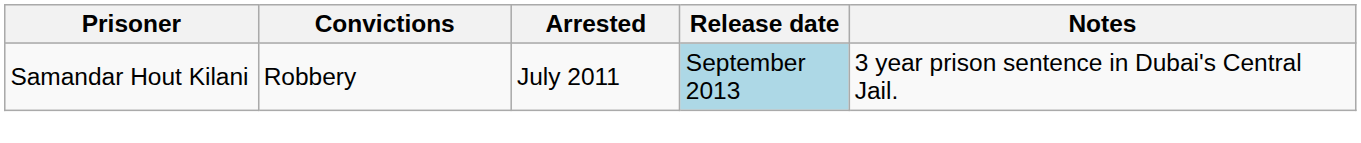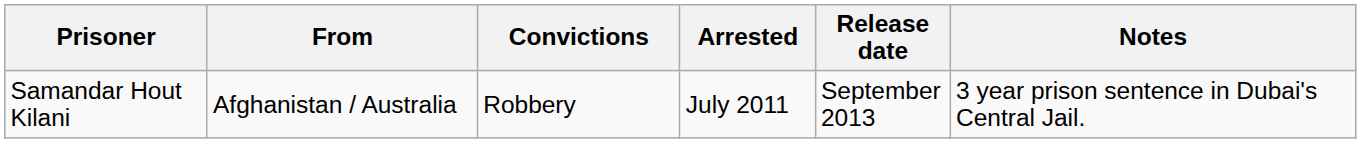+ column: (342, 37)
(746, 76) lightblue background -> (881, 104) no background
